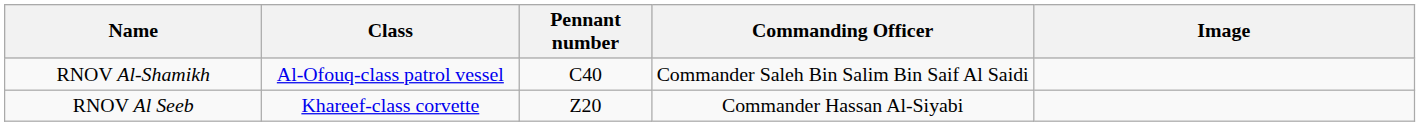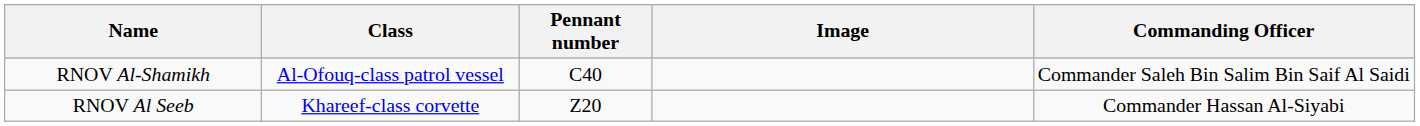columns swapped: (843, 31) <-> (1224, 31)
